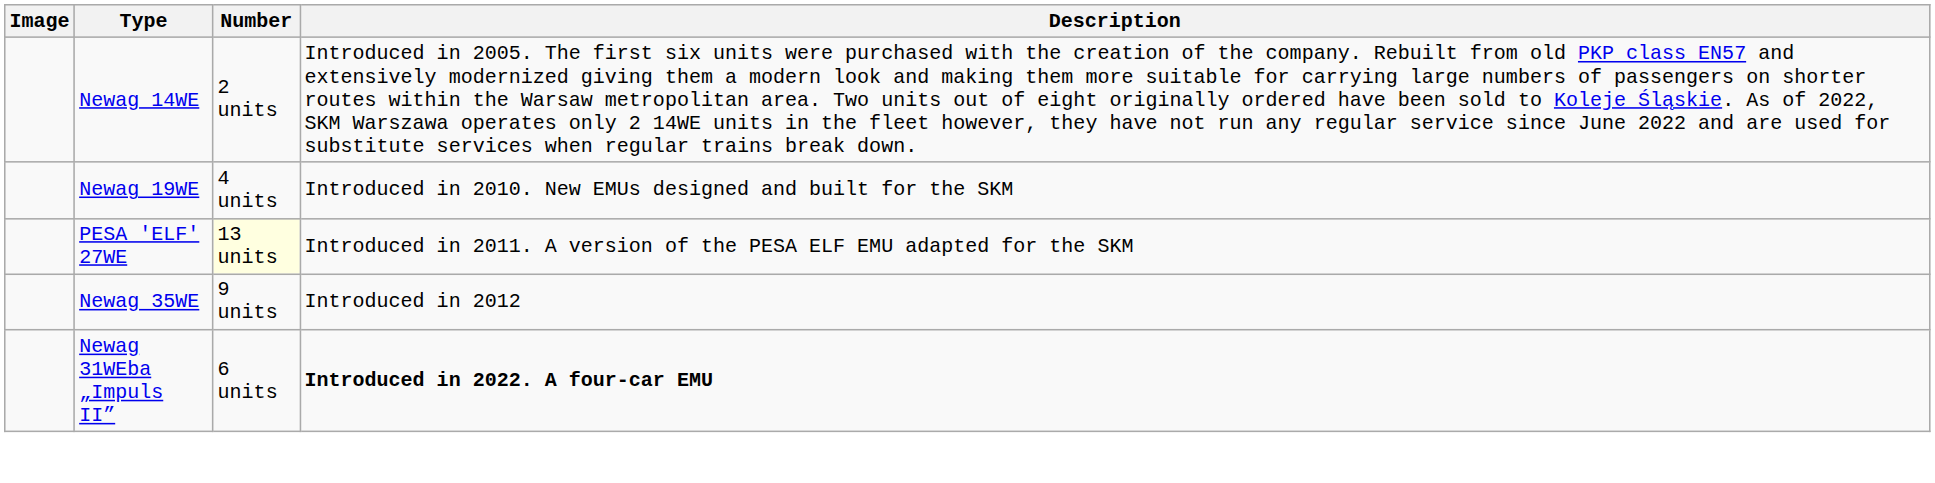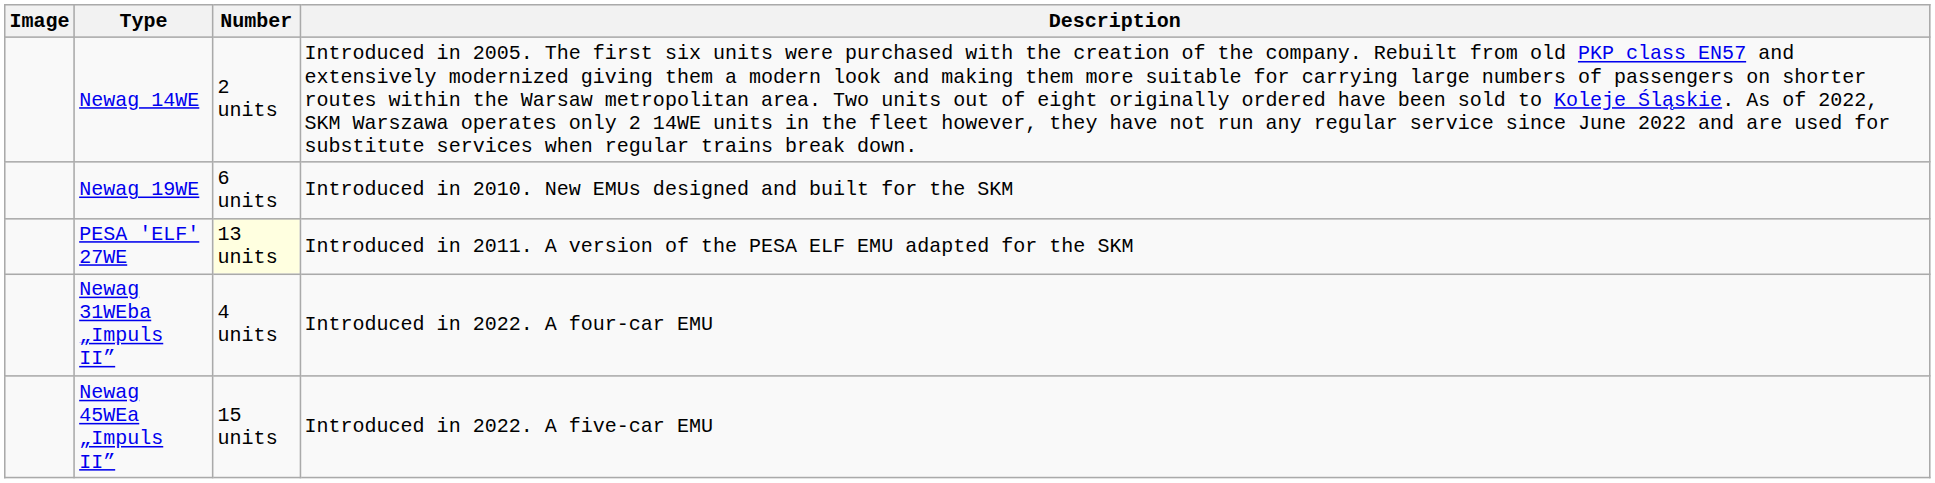(248, 190) 4 units -> (248, 190) 6 units
- row: (139, 302)
(248, 381) 6 units -> (248, 325) 4 units
(509, 381) bold -> (509, 325) normal
+ row: (121, 427)
